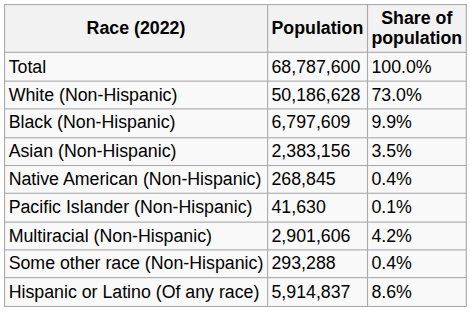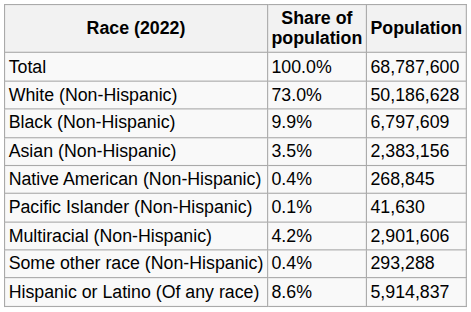columns swapped: (317, 28) <-> (417, 28)
